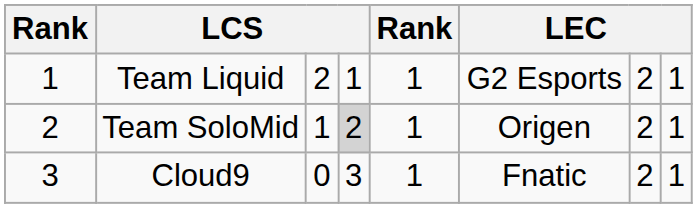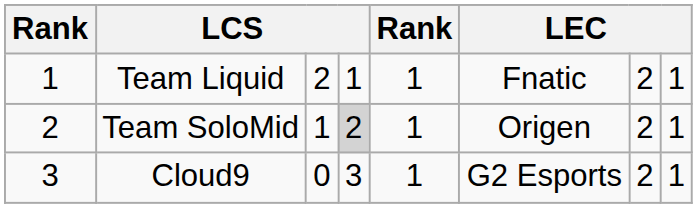(544, 78) G2 Esports -> (544, 78) Fnatic
(544, 176) Fnatic -> (544, 176) G2 Esports
